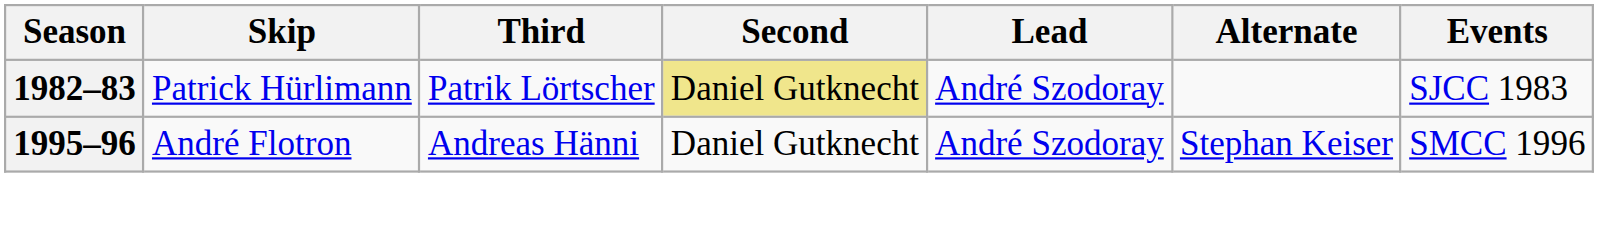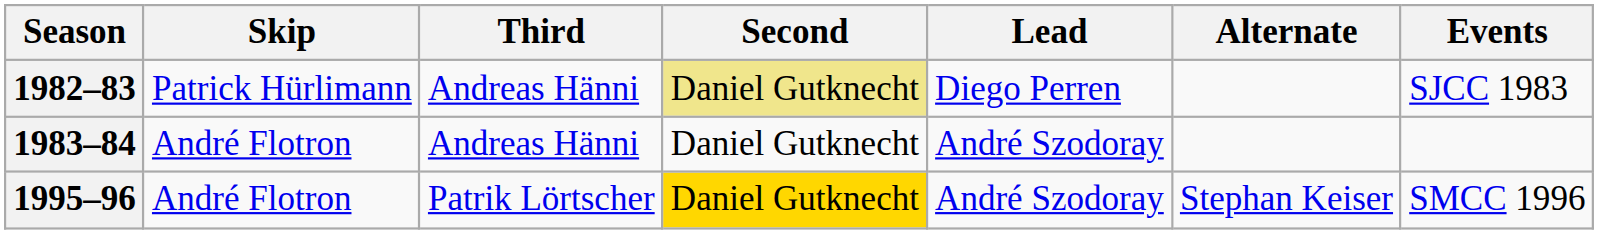(541, 87) Patrik Lörtscher -> (534, 87) Andreas Hänni
(1049, 87) André Szodoray -> (1028, 87) Diego Perren
+ row: (74, 143)
(534, 143) Andreas Hänni -> (541, 198) Patrik Lörtscher
(795, 143) no background -> (795, 198) gold background
